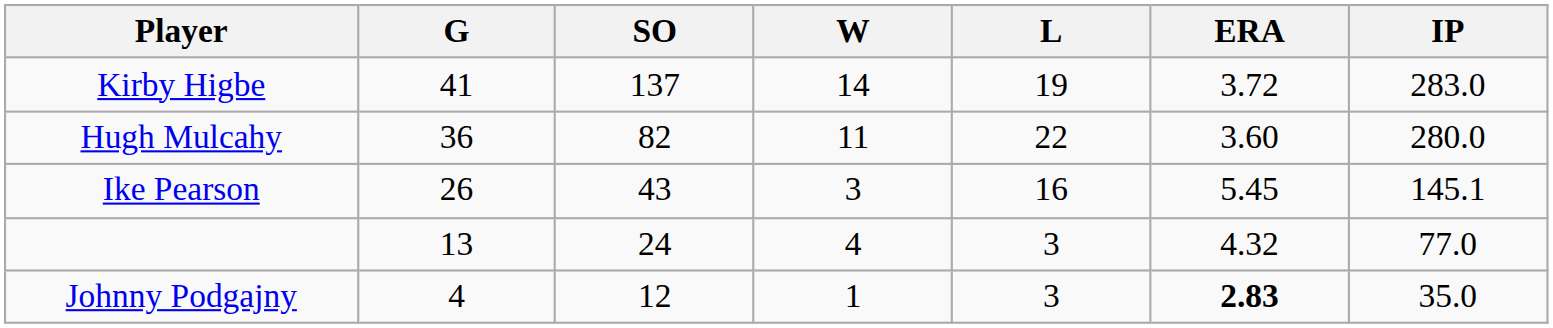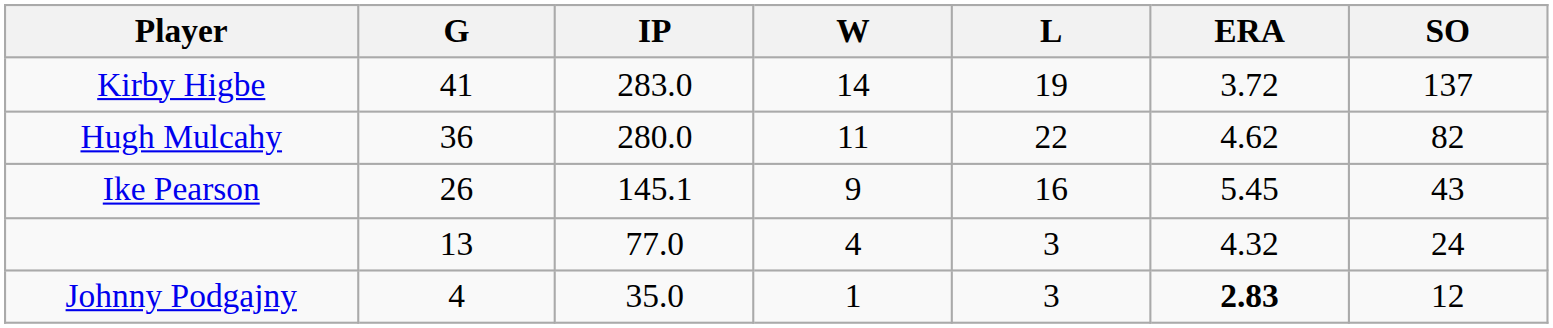columns swapped: (1448, 31) <-> (655, 31)
(1249, 137) 3.60 -> (1249, 137) 4.62
(853, 190) 3 -> (853, 190) 9
